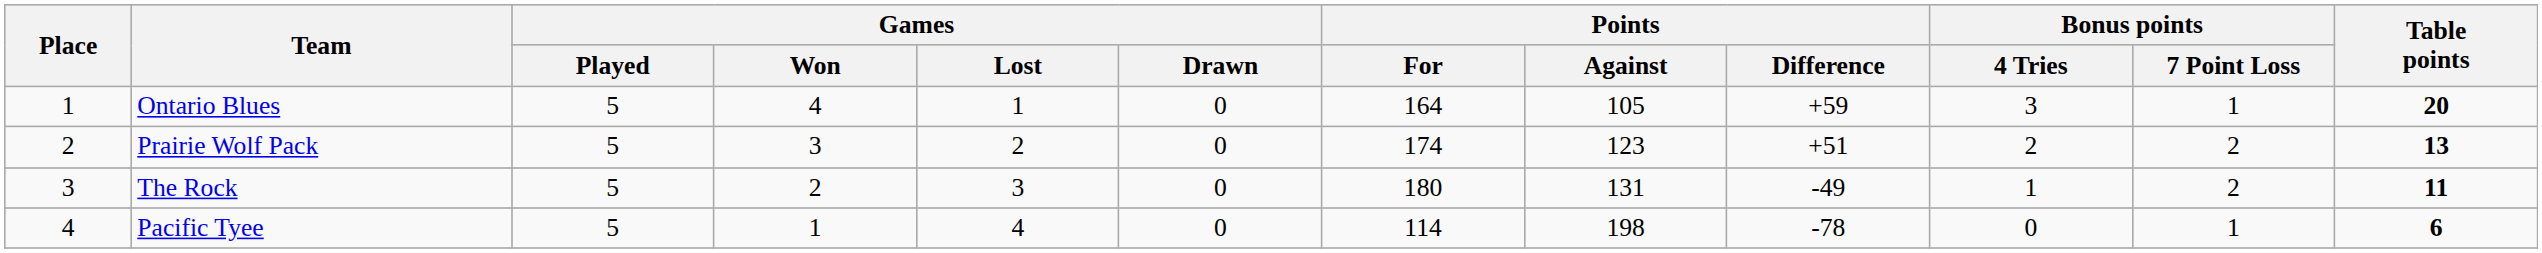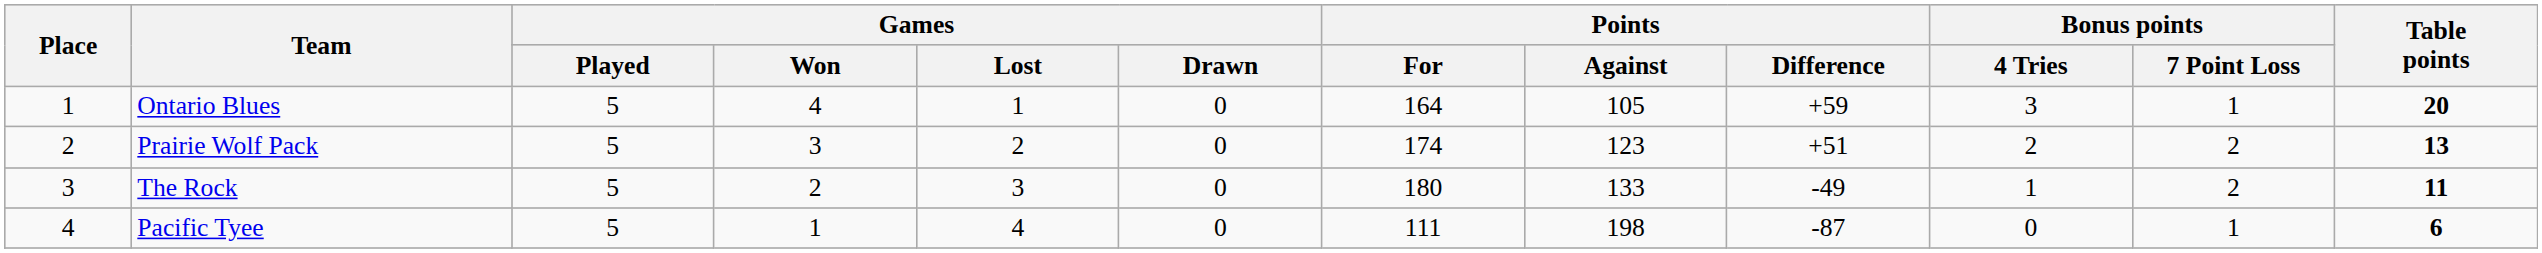(1626, 187) 131 -> (1626, 187) 133
(1423, 227) 114 -> (1423, 227) 111
(1828, 227) -78 -> (1828, 227) -87
